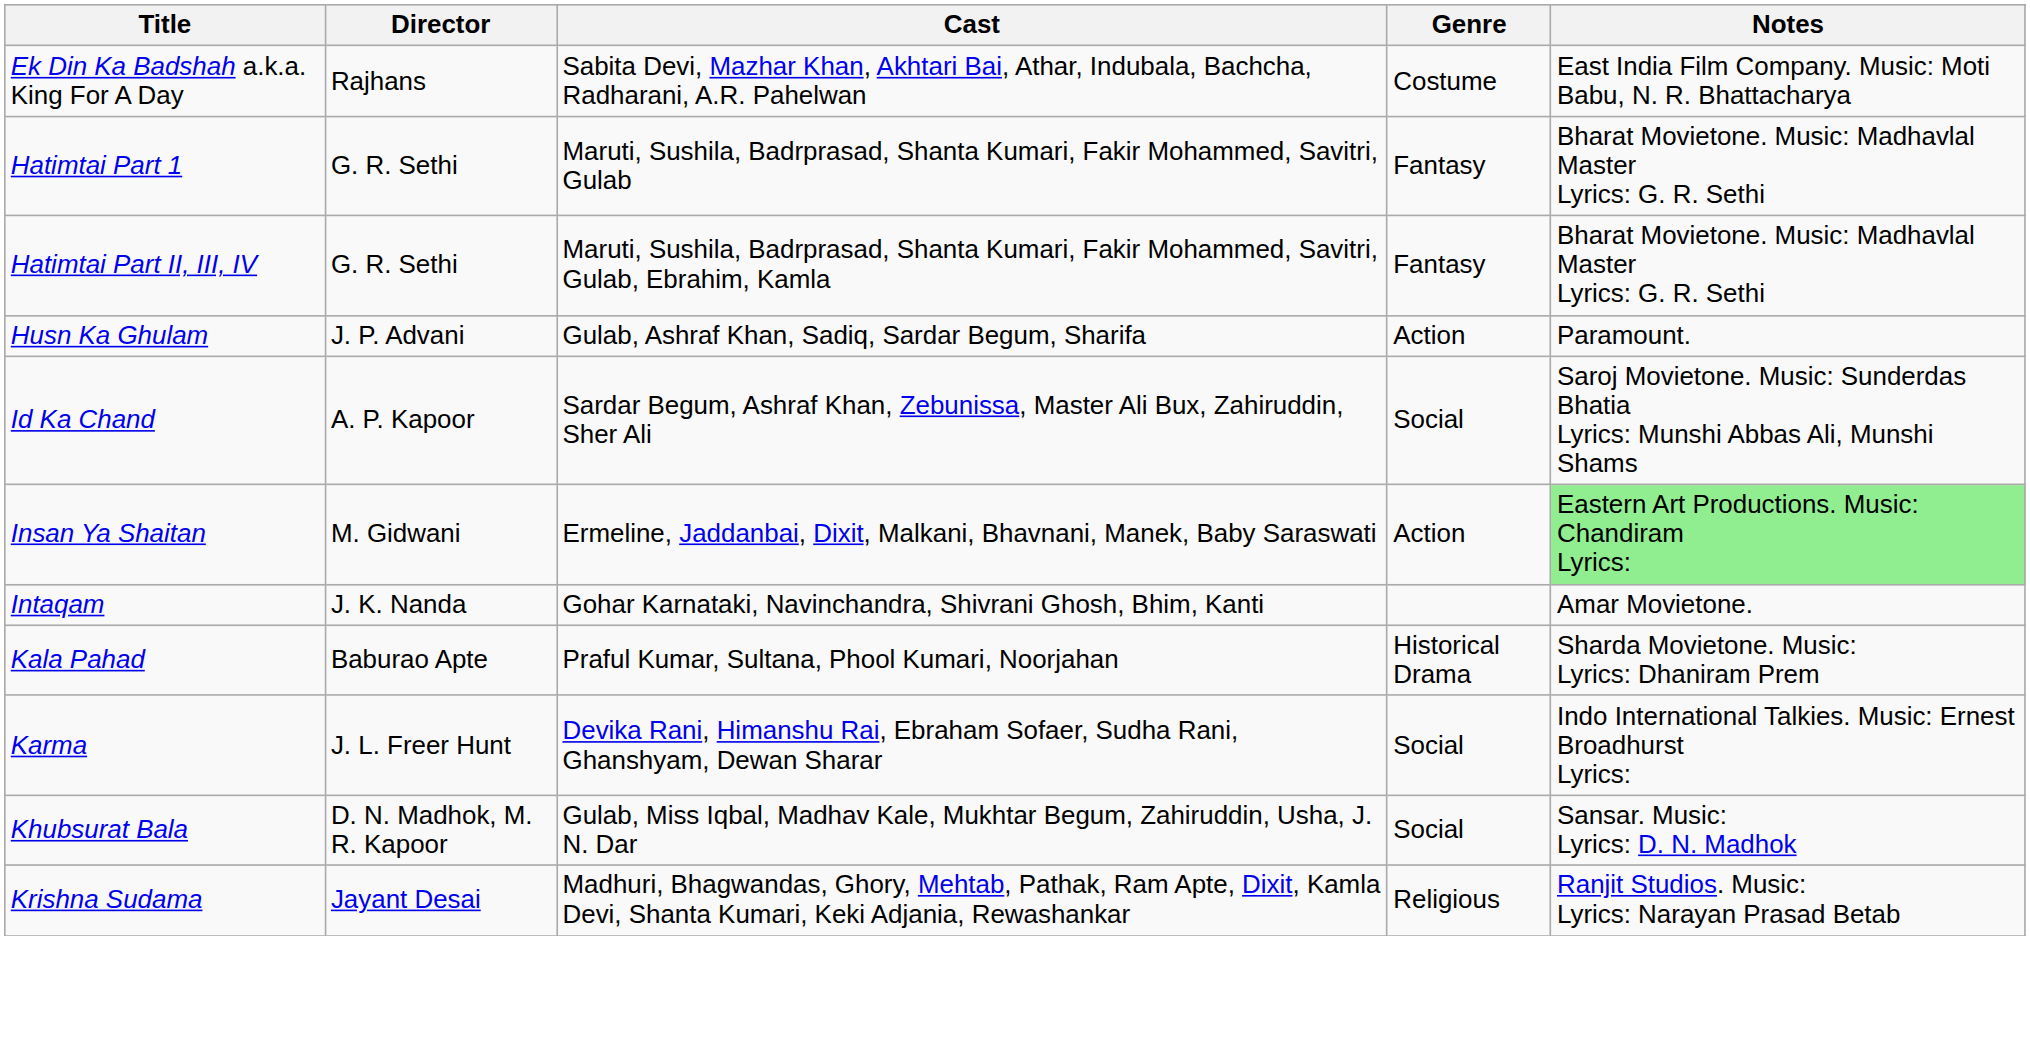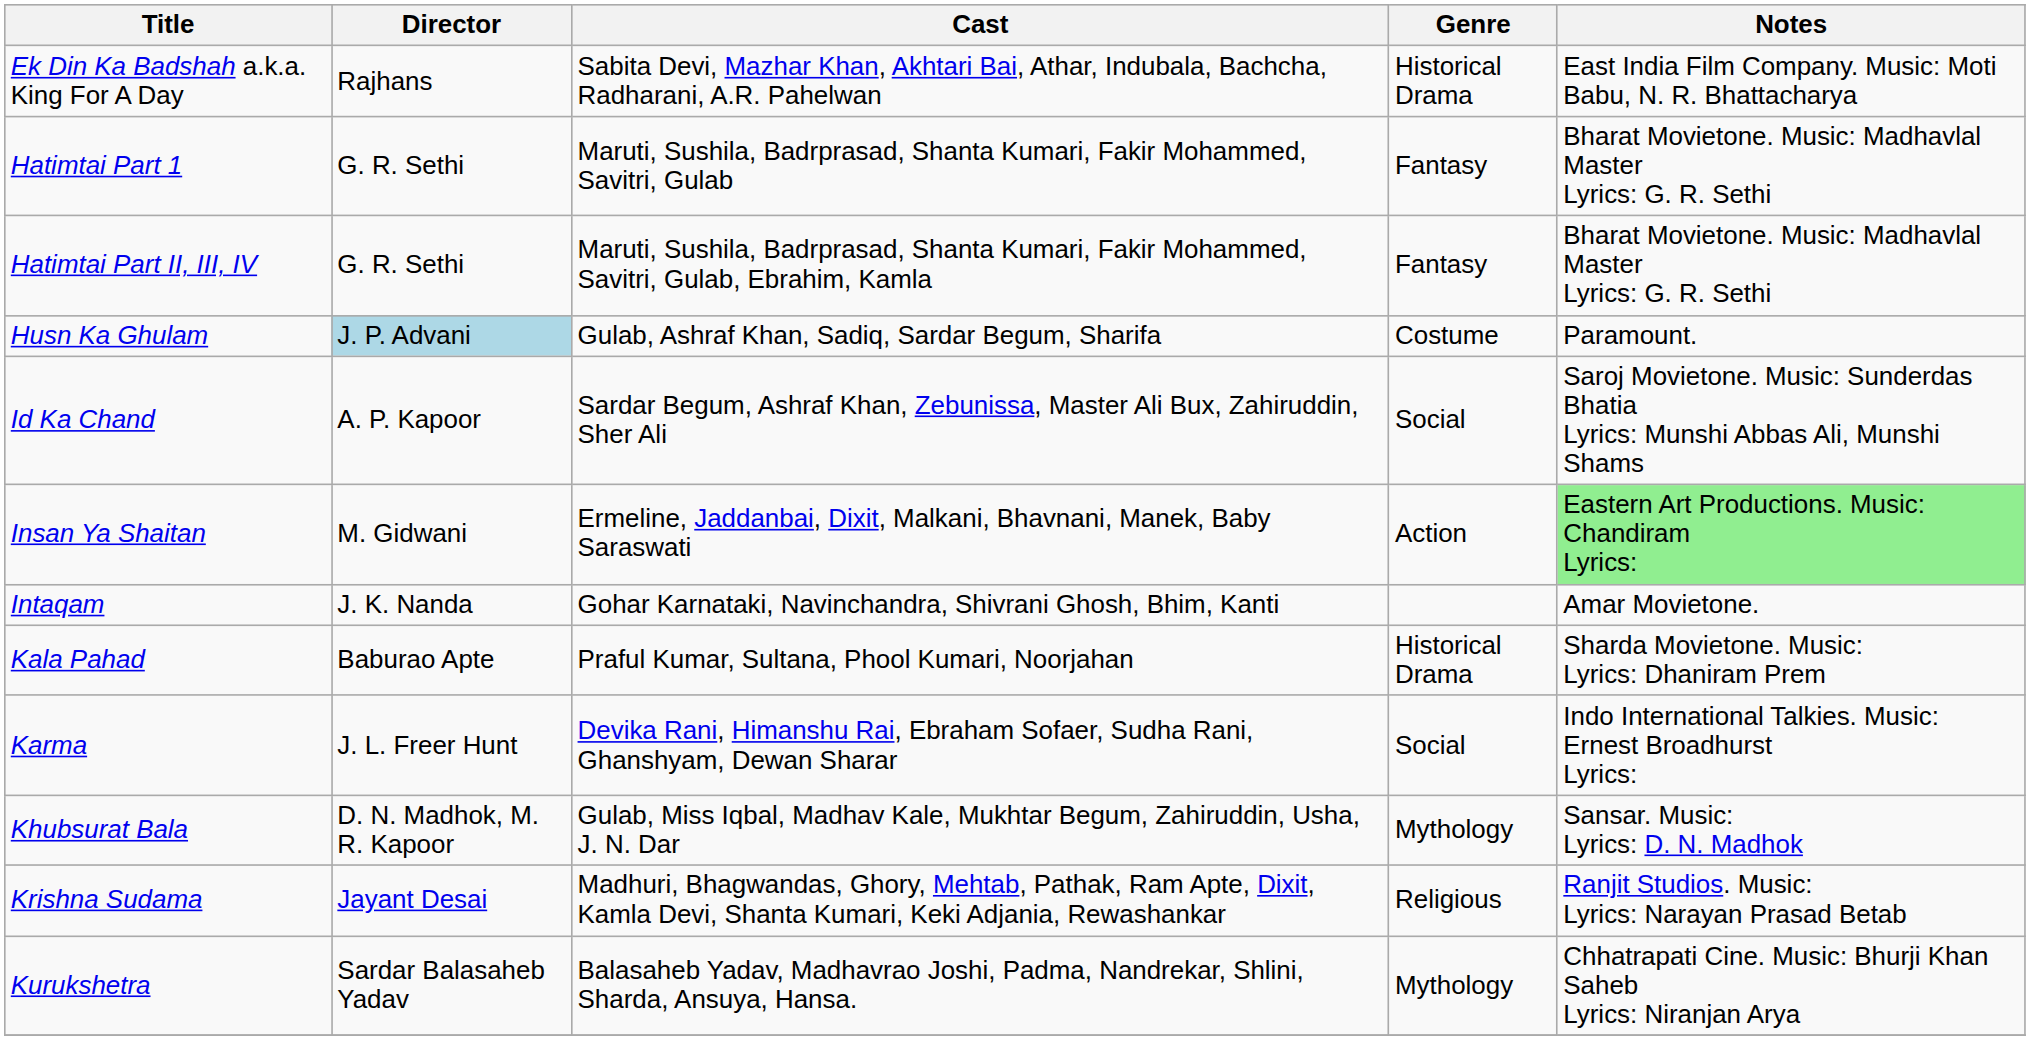(1445, 80) Costume -> (1448, 80) Historical Drama
(398, 335) no background -> (404, 335) lightblue background
(1429, 335) Action -> (1447, 335) Costume
(1429, 829) Social -> (1454, 829) Mythology
+ row: (81, 984)
